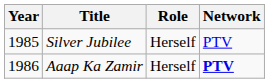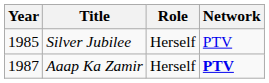(24, 66) 1986 -> (24, 66) 1987
